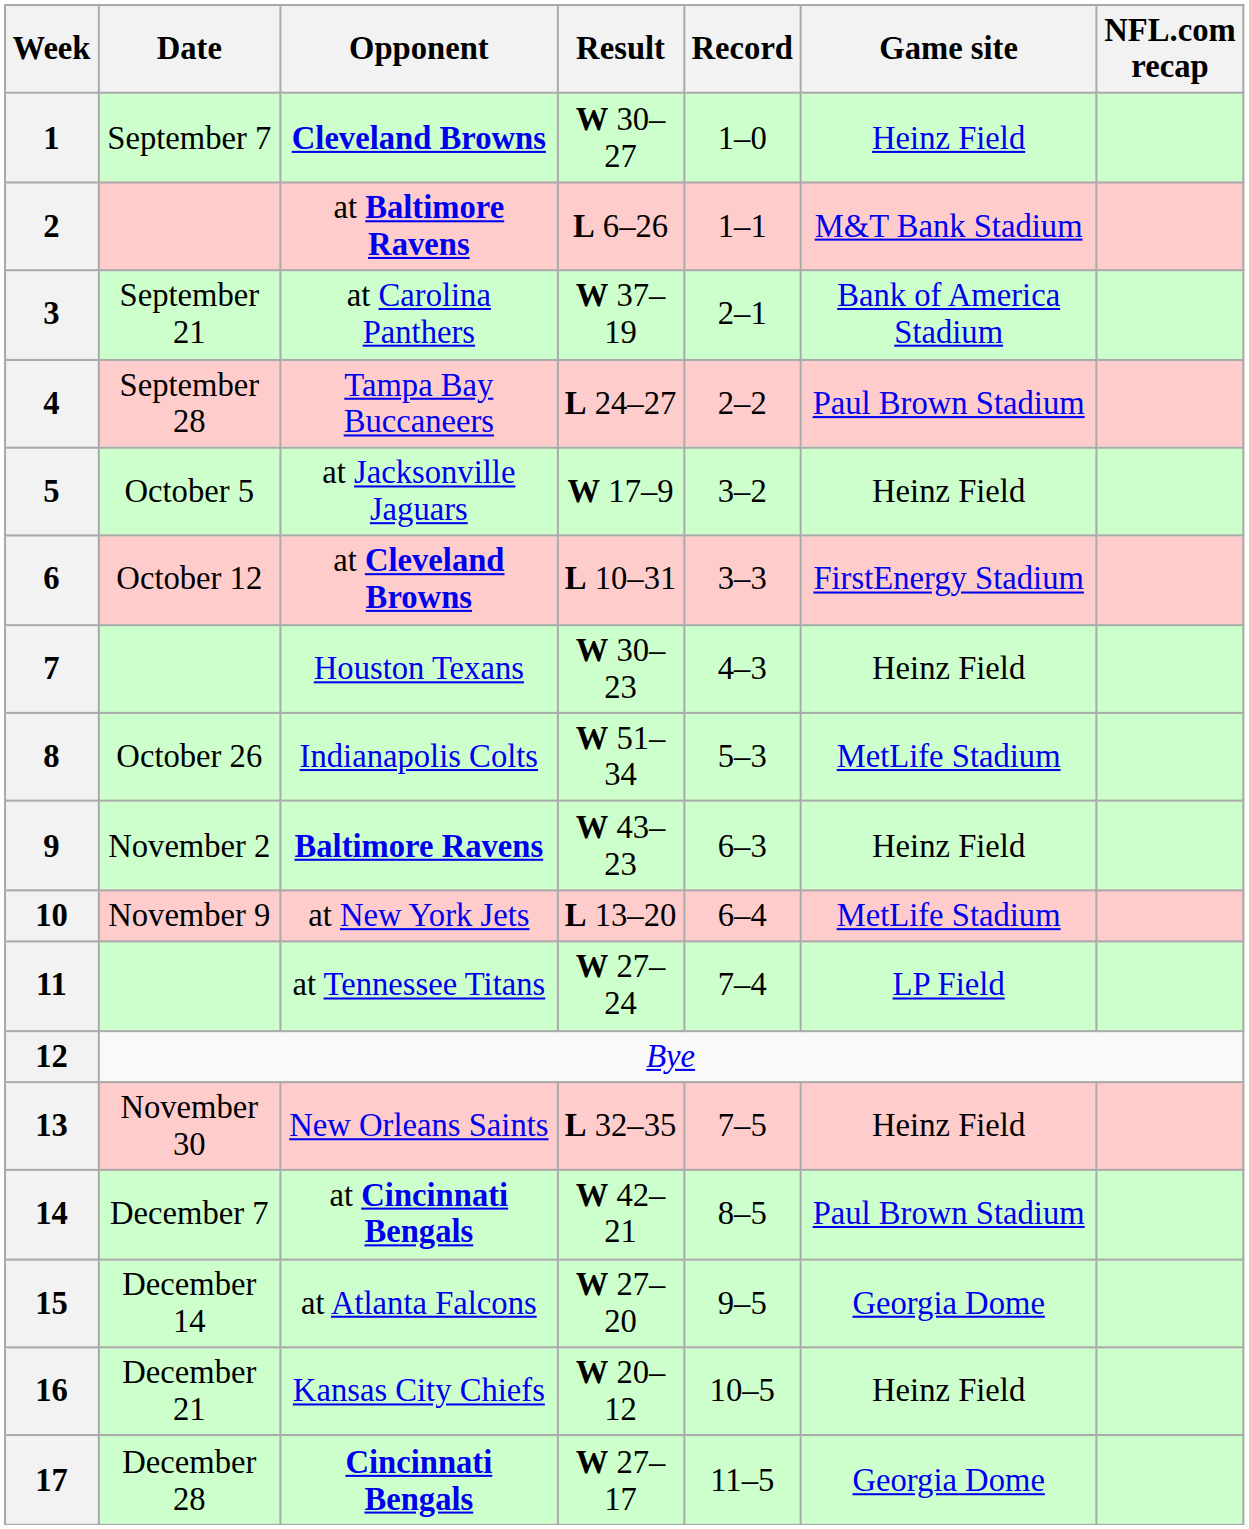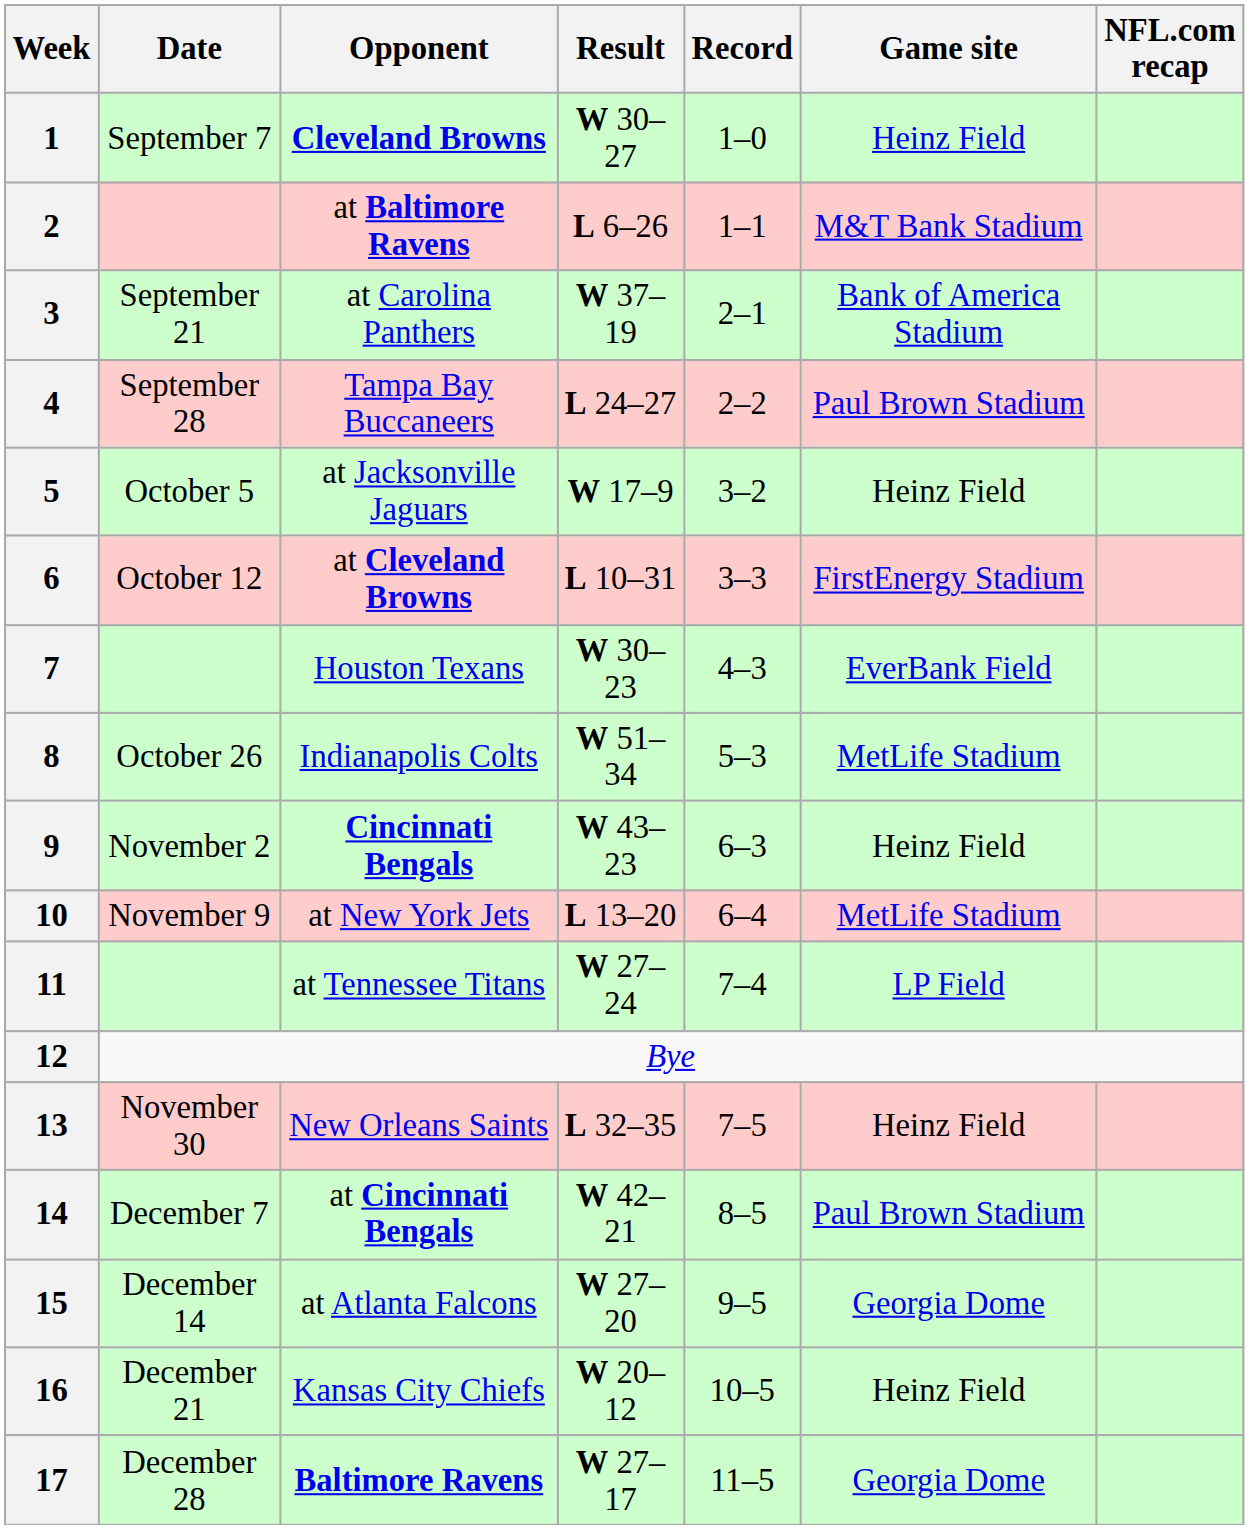(949, 668) Heinz Field -> (949, 668) EverBank Field
(419, 845) Baltimore Ravens -> (419, 845) Cincinnati Bengals
(419, 1479) Cincinnati Bengals -> (419, 1479) Baltimore Ravens
